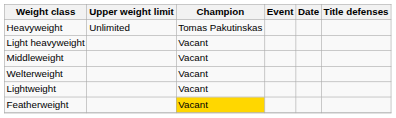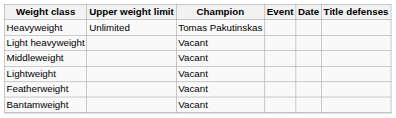- row: (35, 74)
(193, 105) gold background -> (193, 89) no background
+ row: (37, 105)
